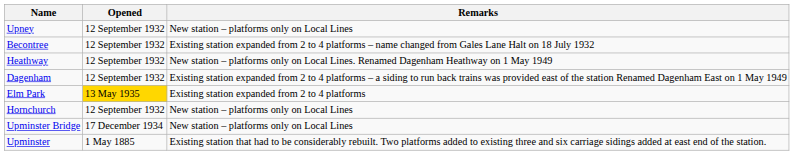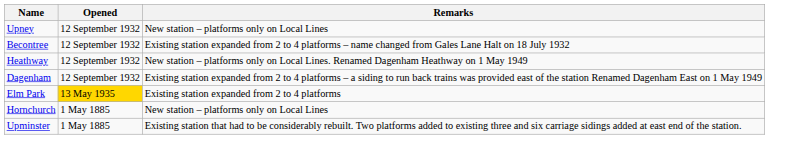(125, 110) 12 September 1932 -> (85, 110) 1 May 1885
- row: (44, 126)
